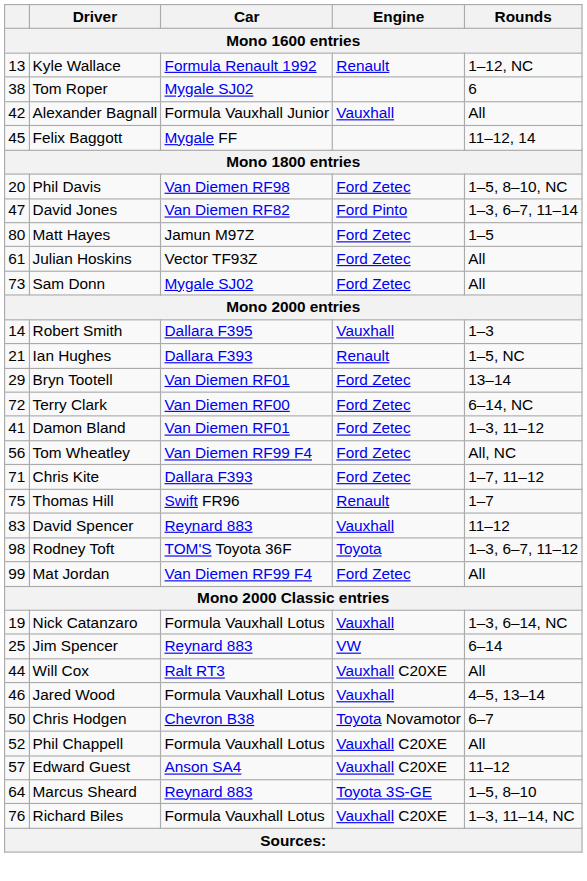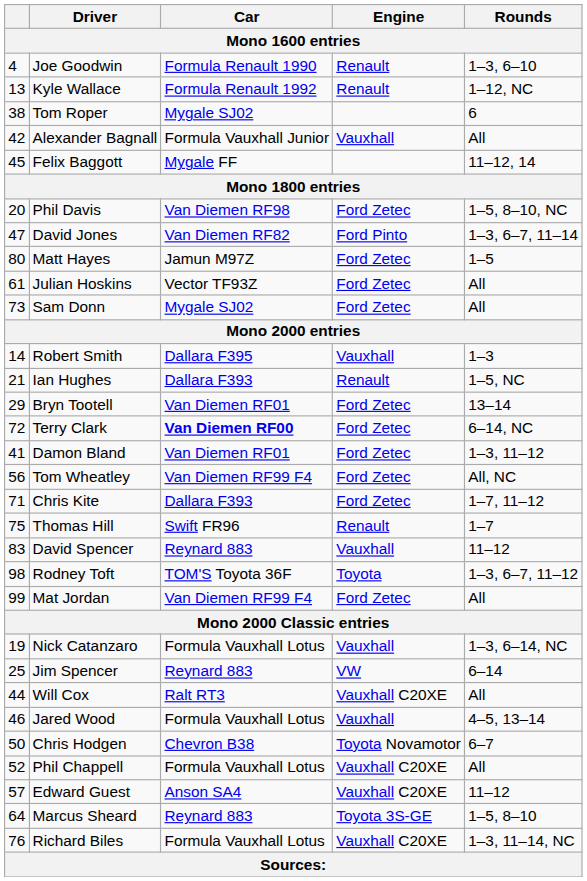+ row: (77, 65)
(227, 404) normal -> (229, 428) bold
